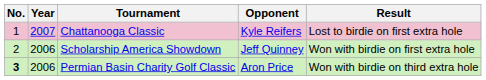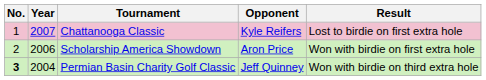(272, 49) Jeff Quinney -> (267, 49) Aron Price
(43, 67) 2006 -> (43, 67) 2004
(267, 67) Aron Price -> (272, 67) Jeff Quinney
